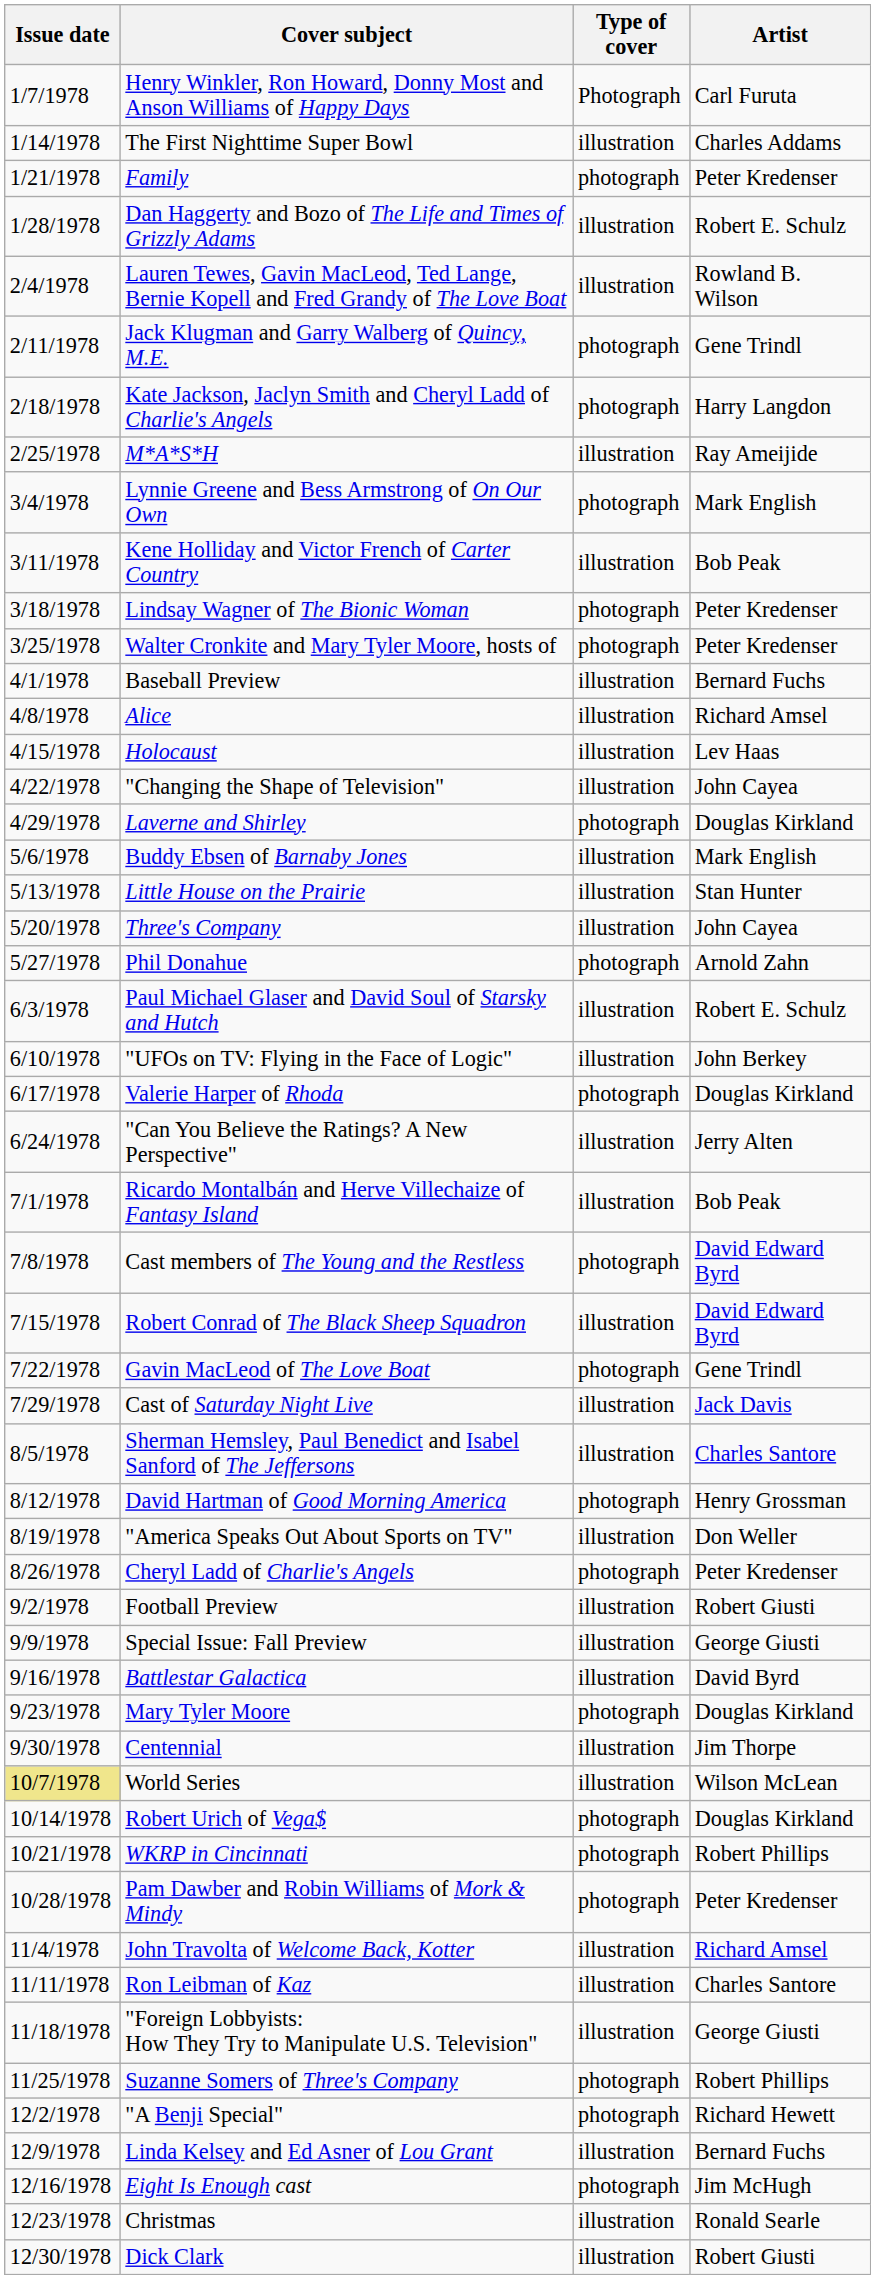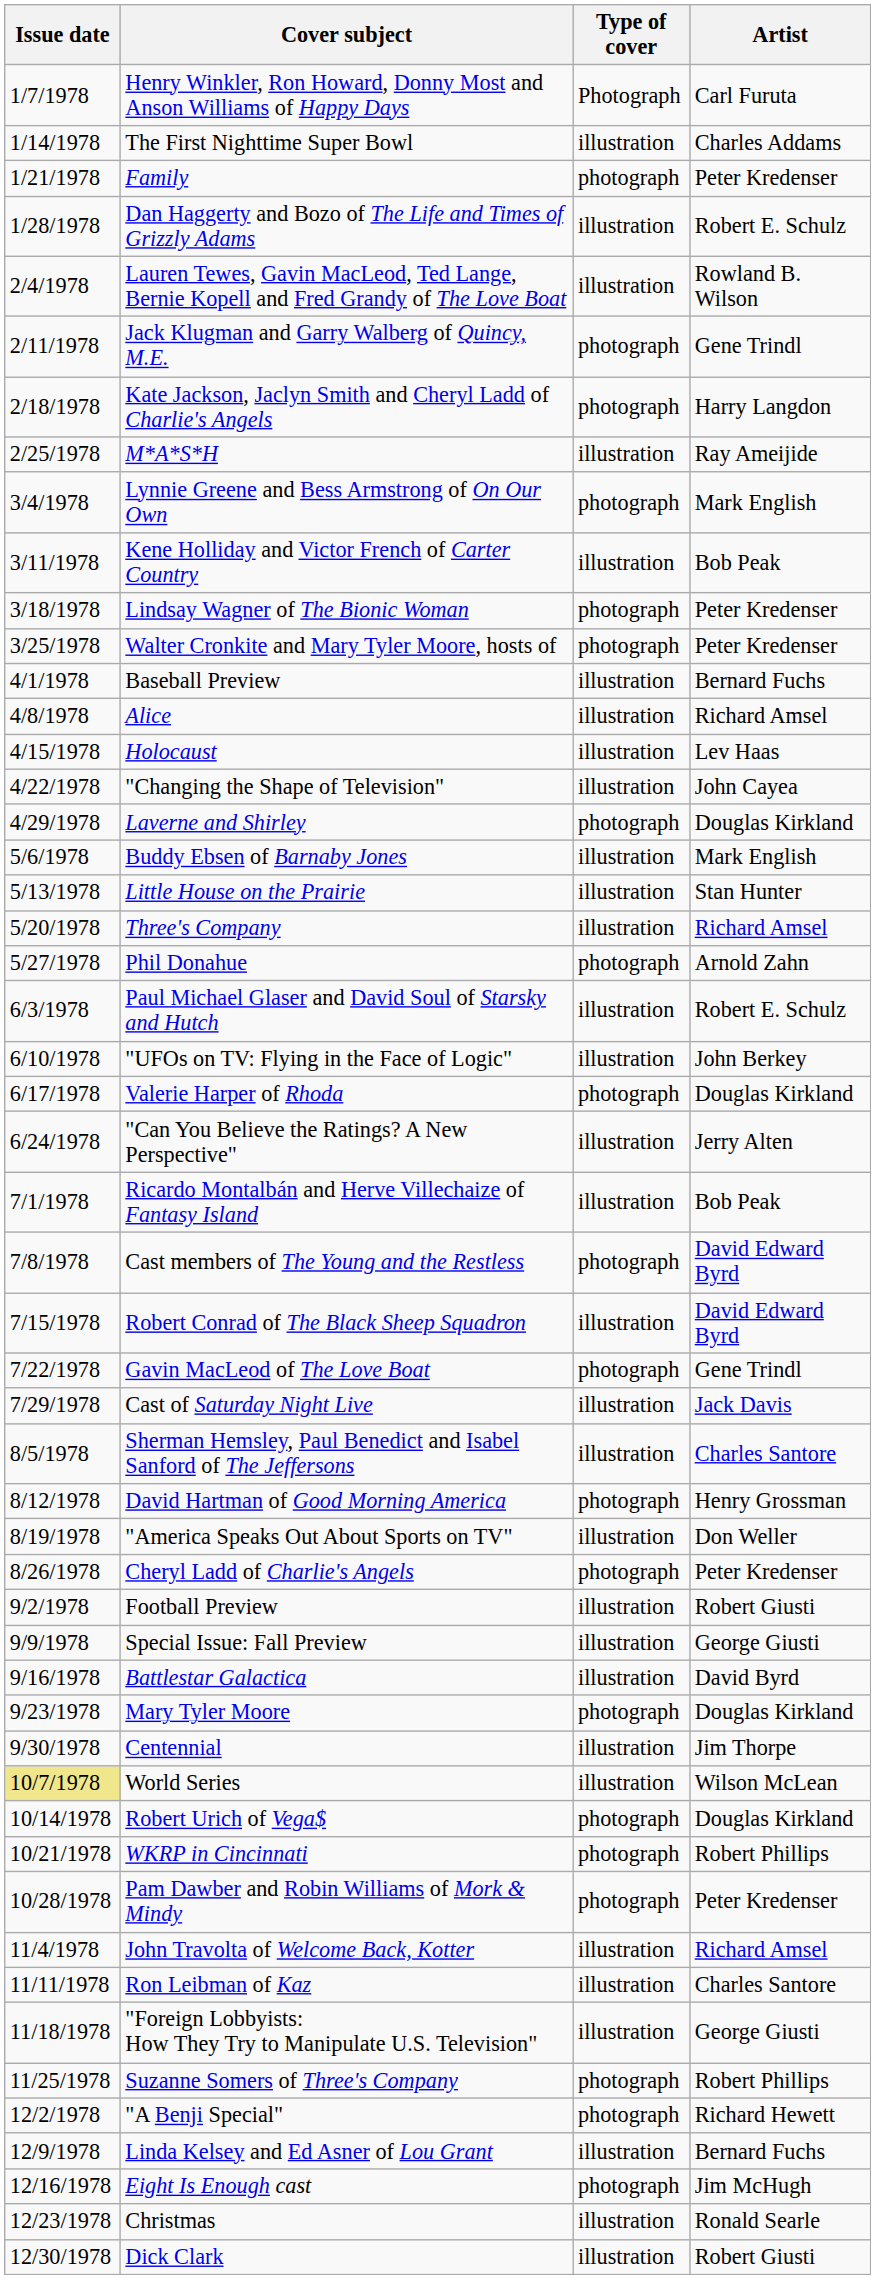(746, 927) John Cayea -> (761, 927) Richard Amsel
